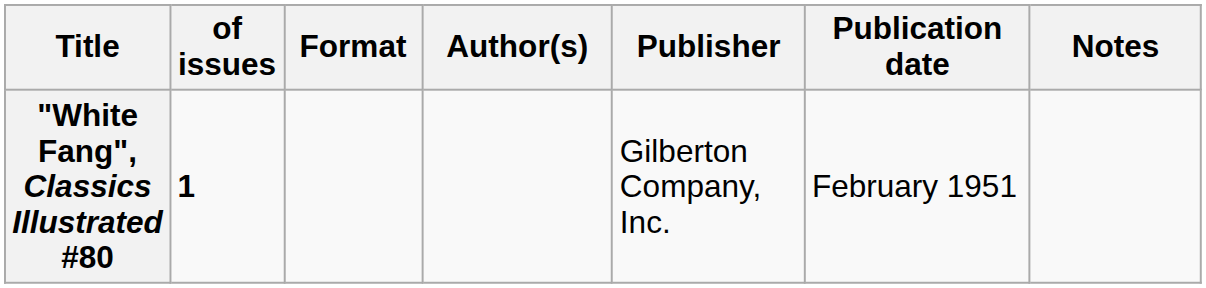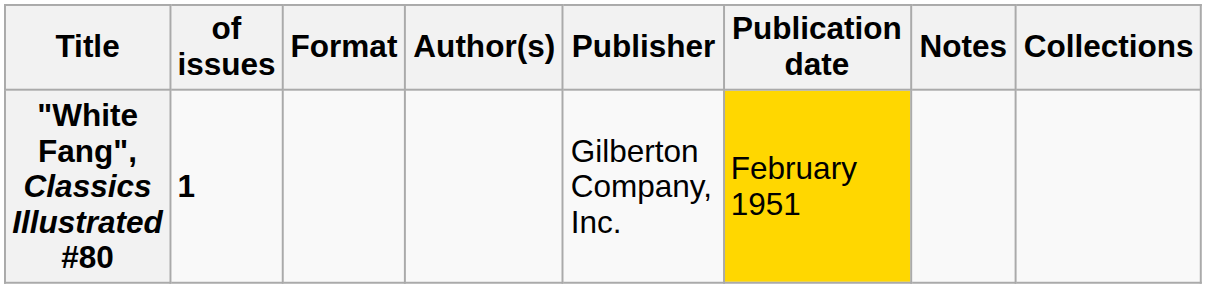+ column: (1109, 47)
(914, 185) no background -> (794, 185) gold background
